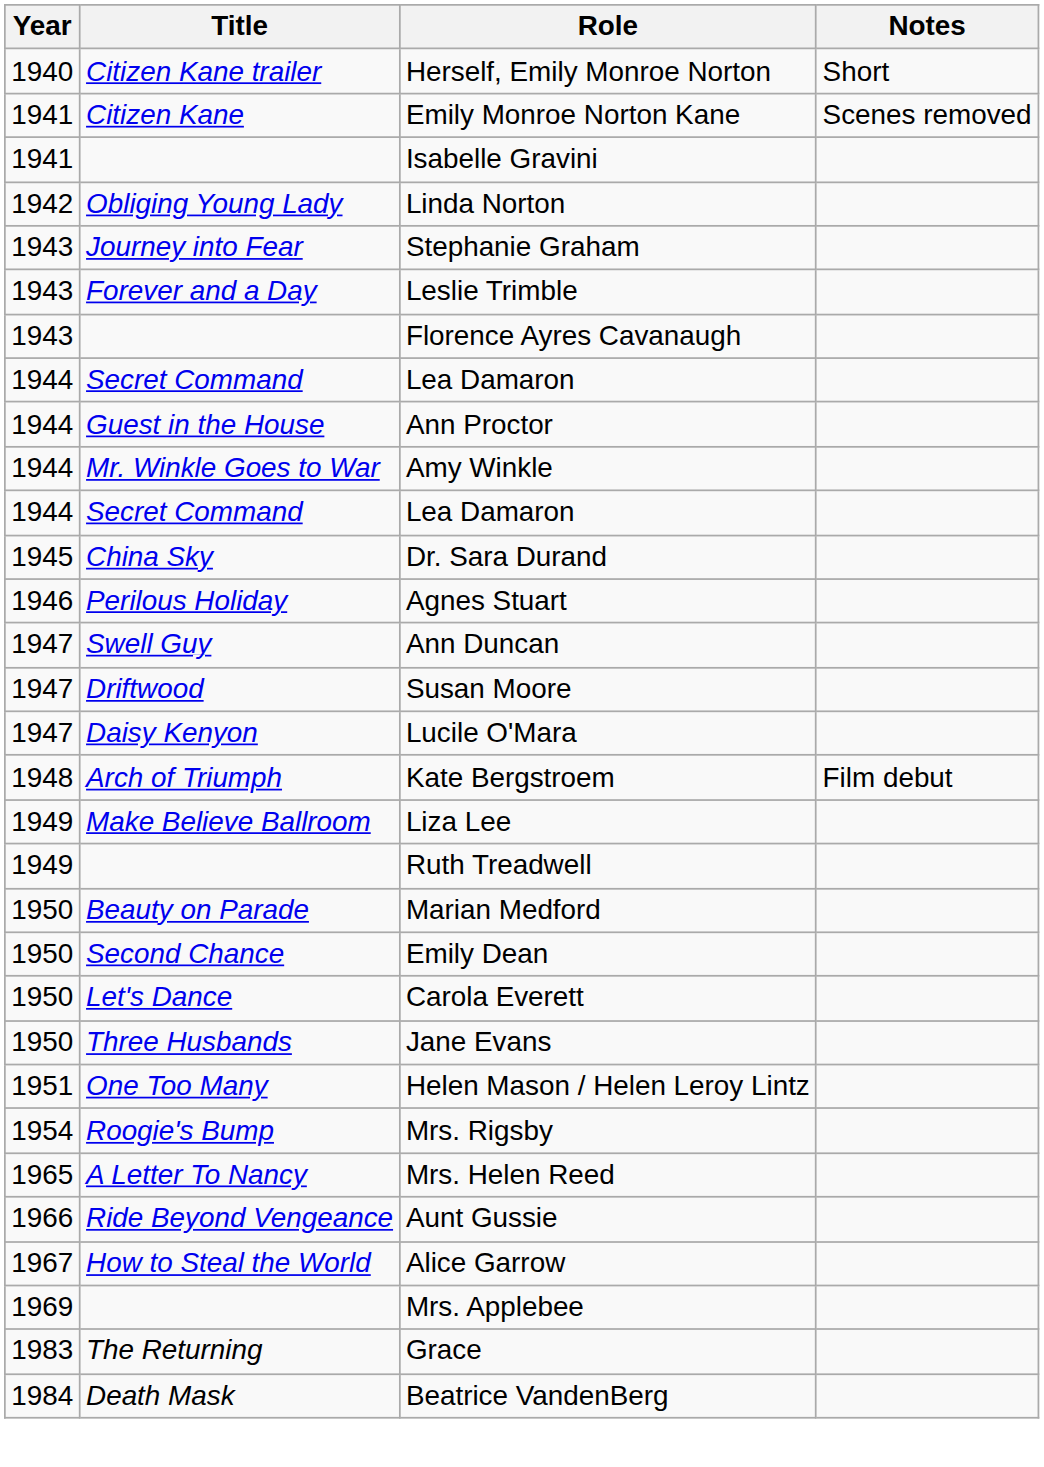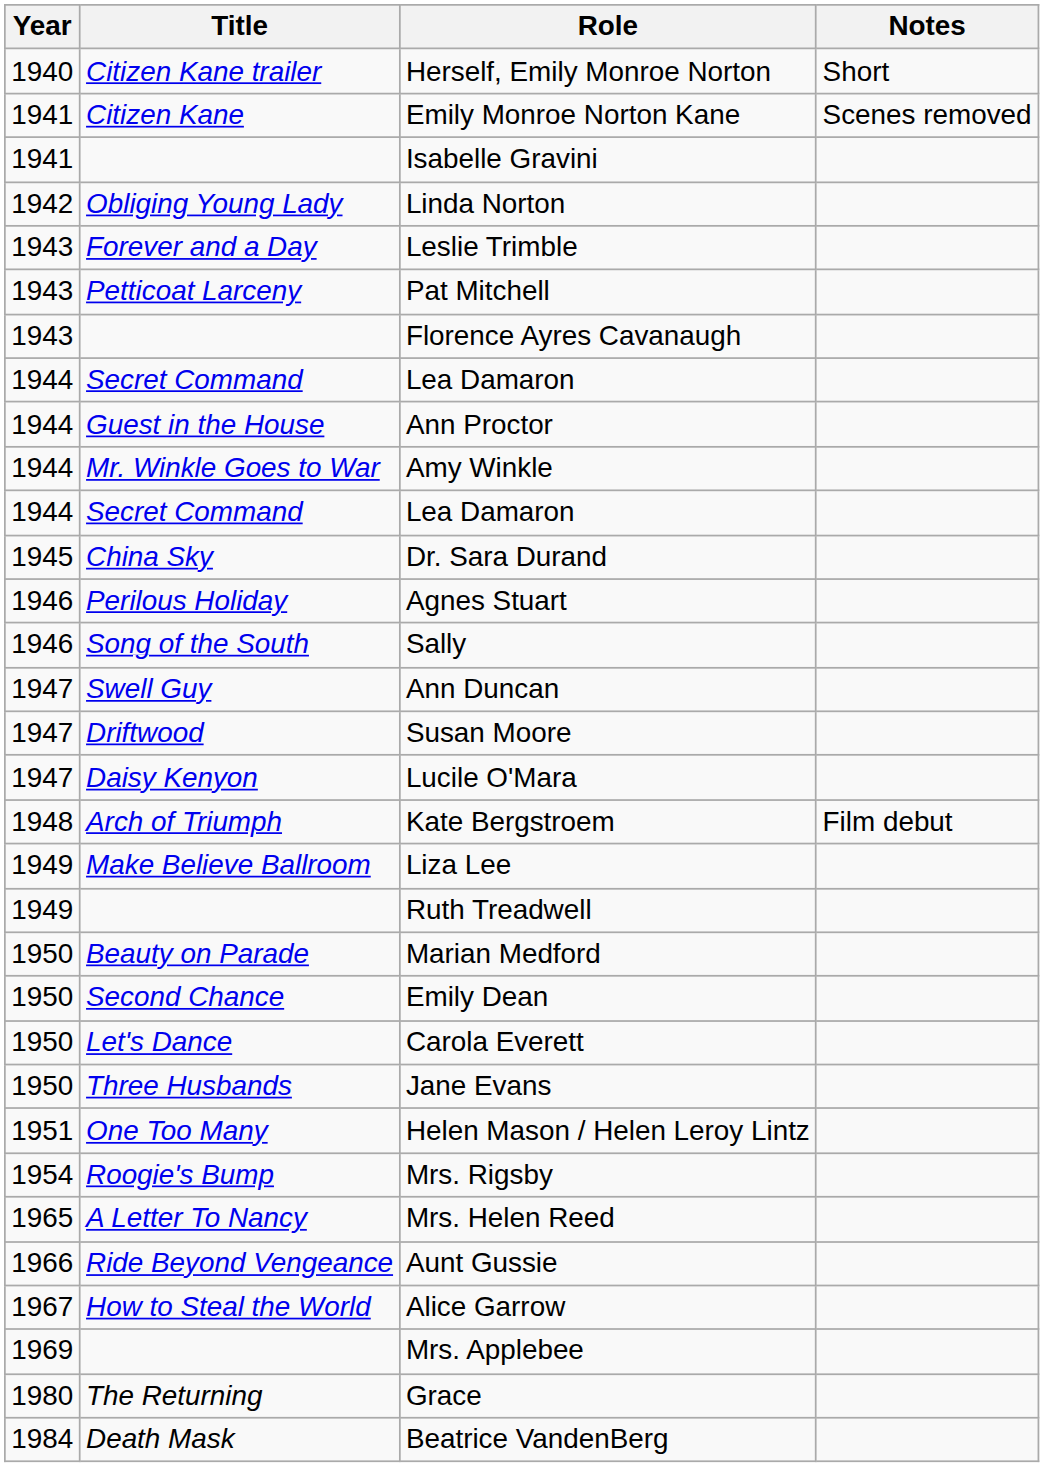- row: (194, 247)
+ row: (194, 291)
+ row: (198, 644)
(42, 1351) 1983 -> (42, 1395) 1980
